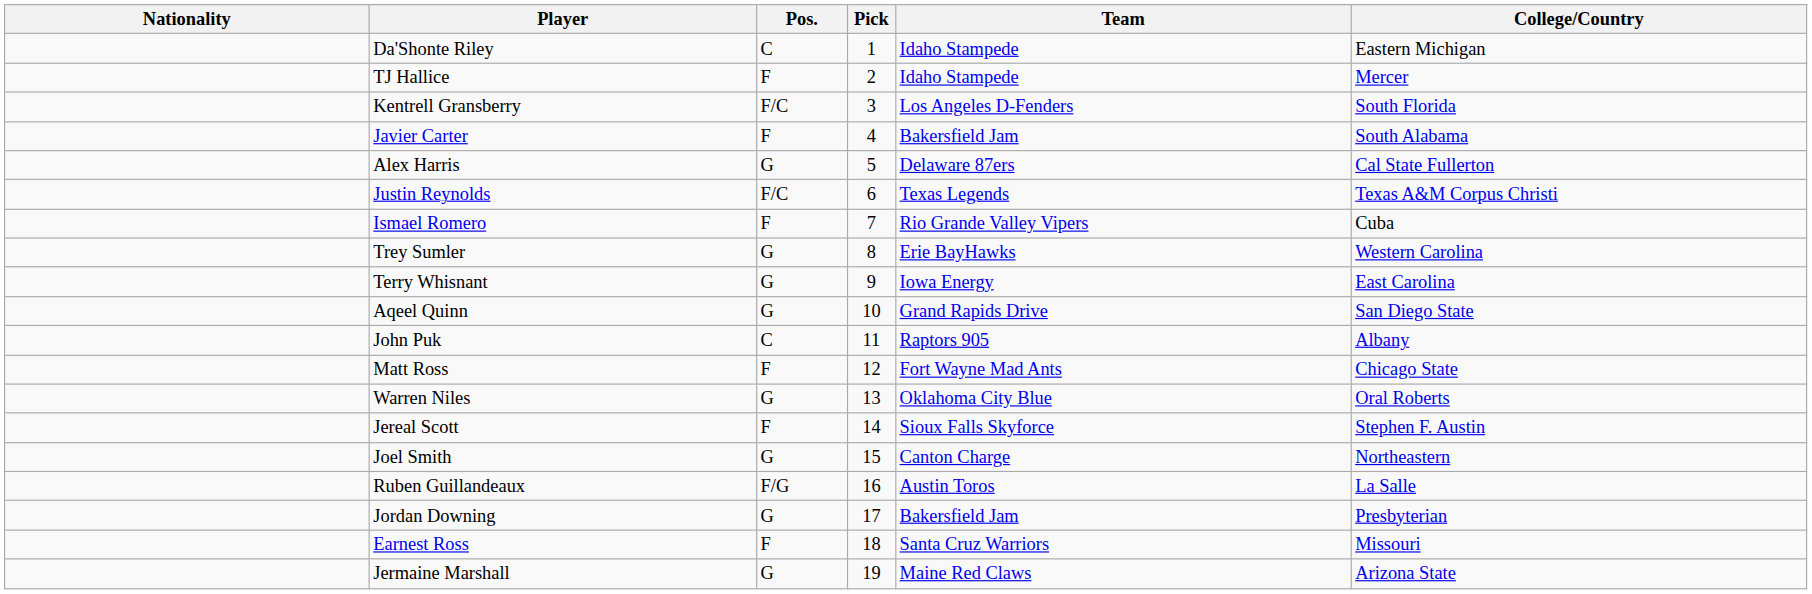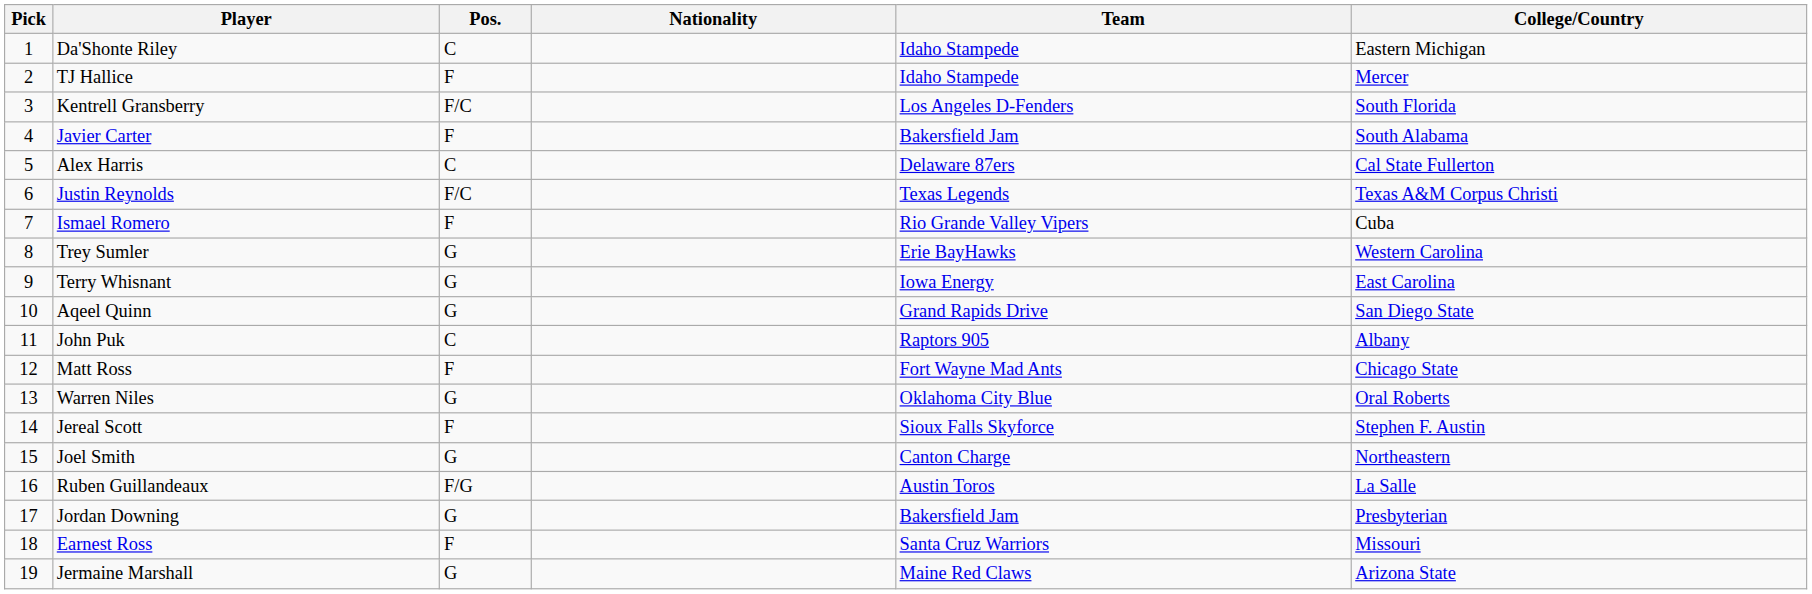columns swapped: (871, 19) <-> (187, 19)
(767, 164) G -> (450, 164) C
